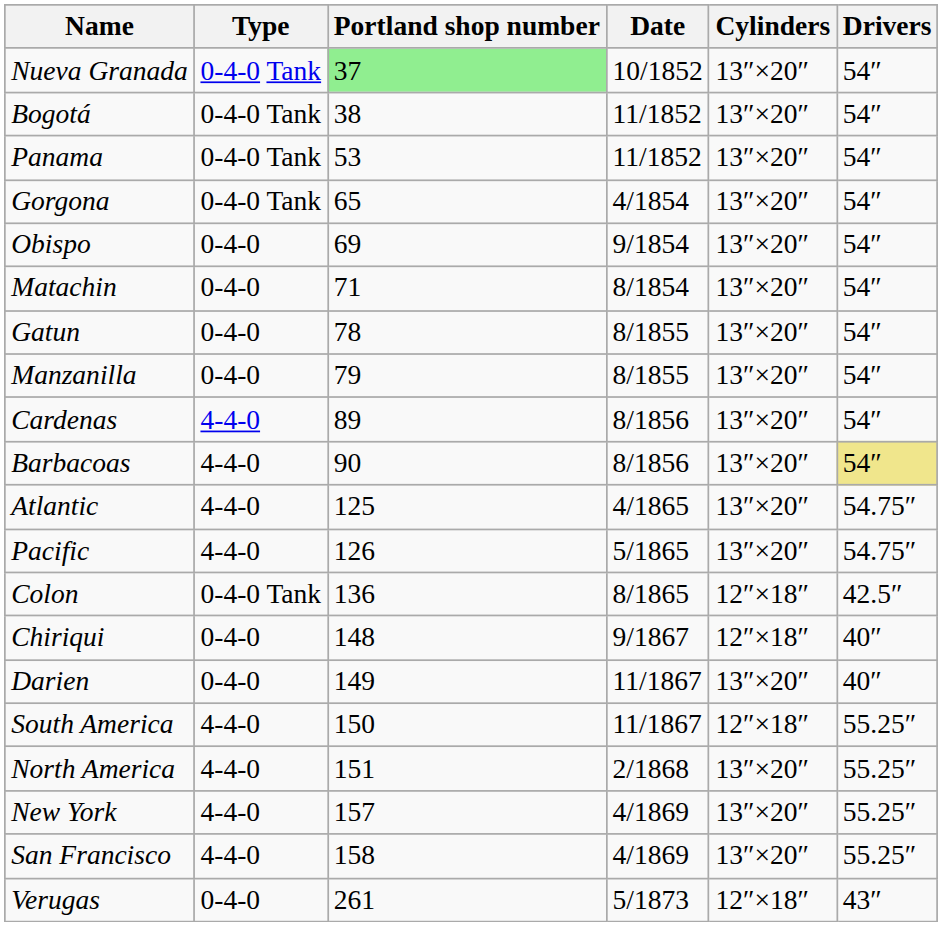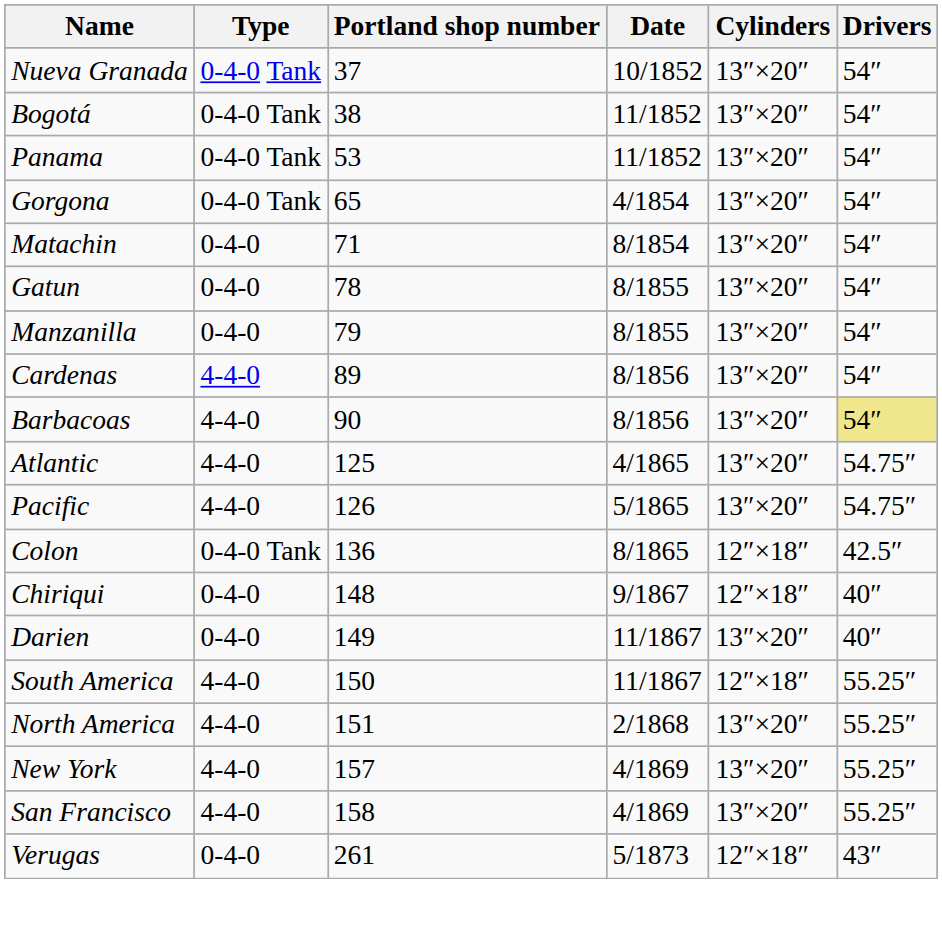(348, 69) lightgreen background -> (348, 69) no background
- row: (51, 244)
